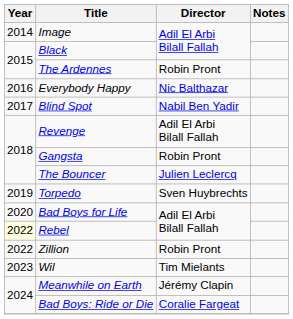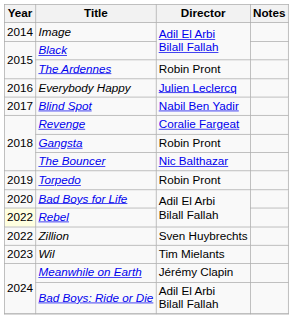(193, 87) Nic Balthazar -> (198, 87) Julien Leclercq
(189, 131) Adil El Arbi Bilall Fallah -> (199, 124) Coralie Fargeat
(198, 175) Julien Leclercq -> (193, 161) Nic Balthazar
(203, 193) Sven Huybrechts -> (190, 180) Robin Pront
(190, 249) Robin Pront -> (203, 236) Sven Huybrechts
(199, 304) Coralie Fargeat -> (189, 298) Adil El Arbi Bilall Fallah
